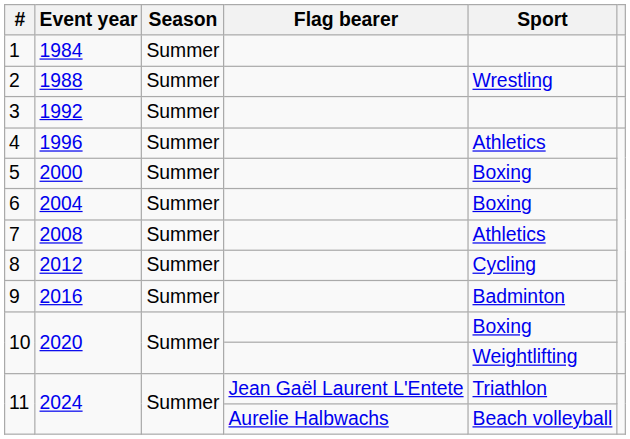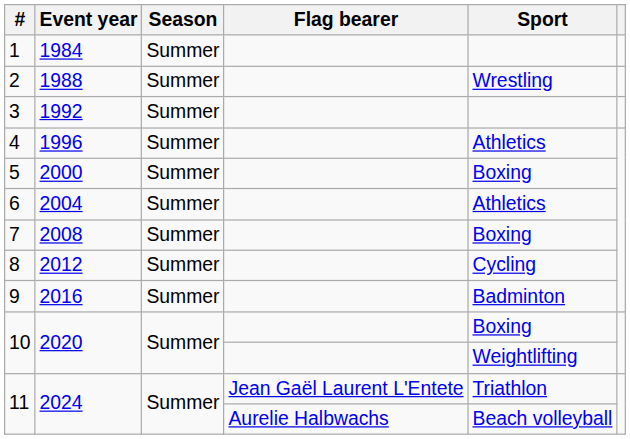(502, 204) Boxing -> (509, 204) Athletics
(509, 234) Athletics -> (502, 234) Boxing
